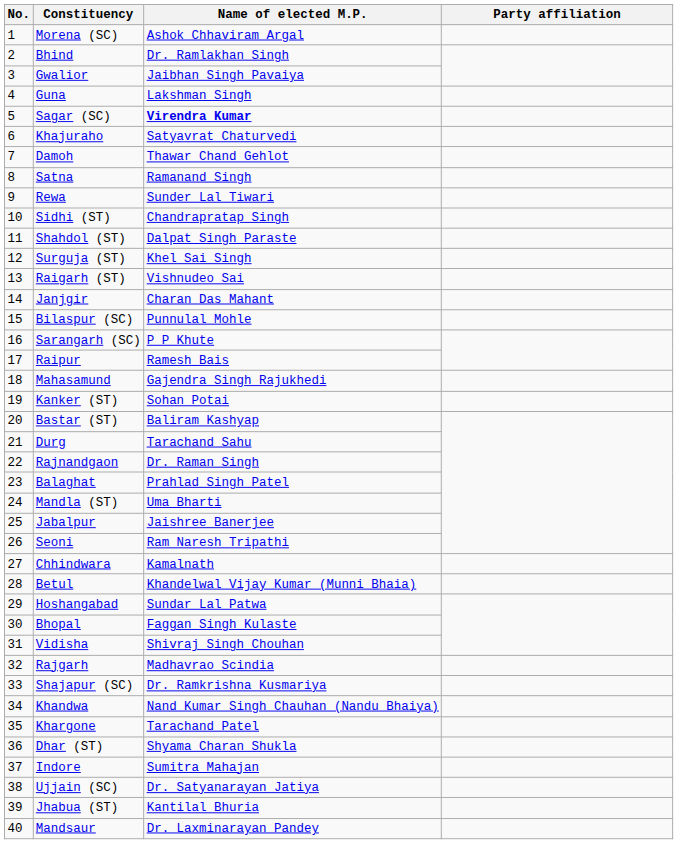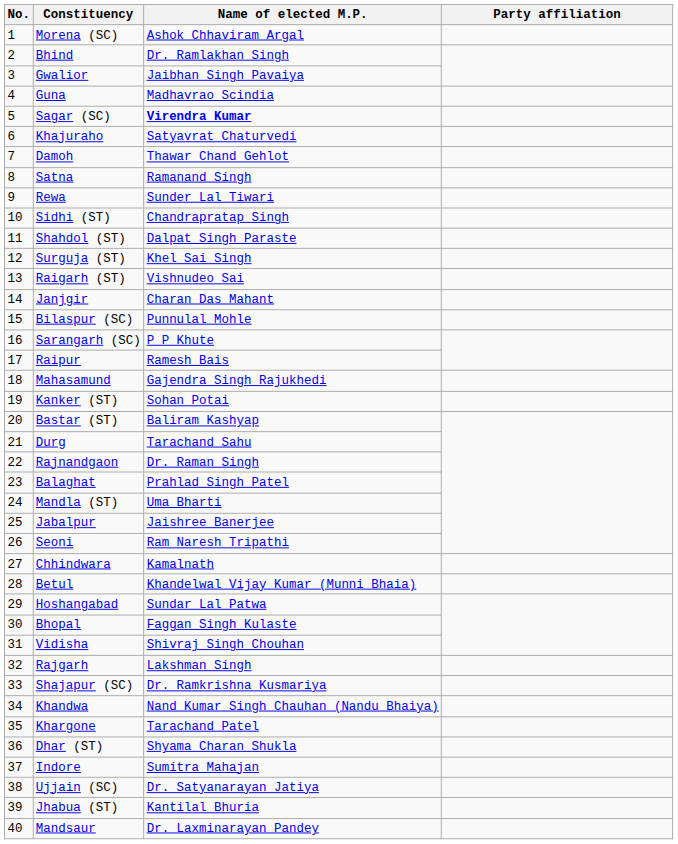(199, 96) Lakshman Singh -> (210, 96) Madhavrao Scindia
(210, 666) Madhavrao Scindia -> (199, 666) Lakshman Singh
